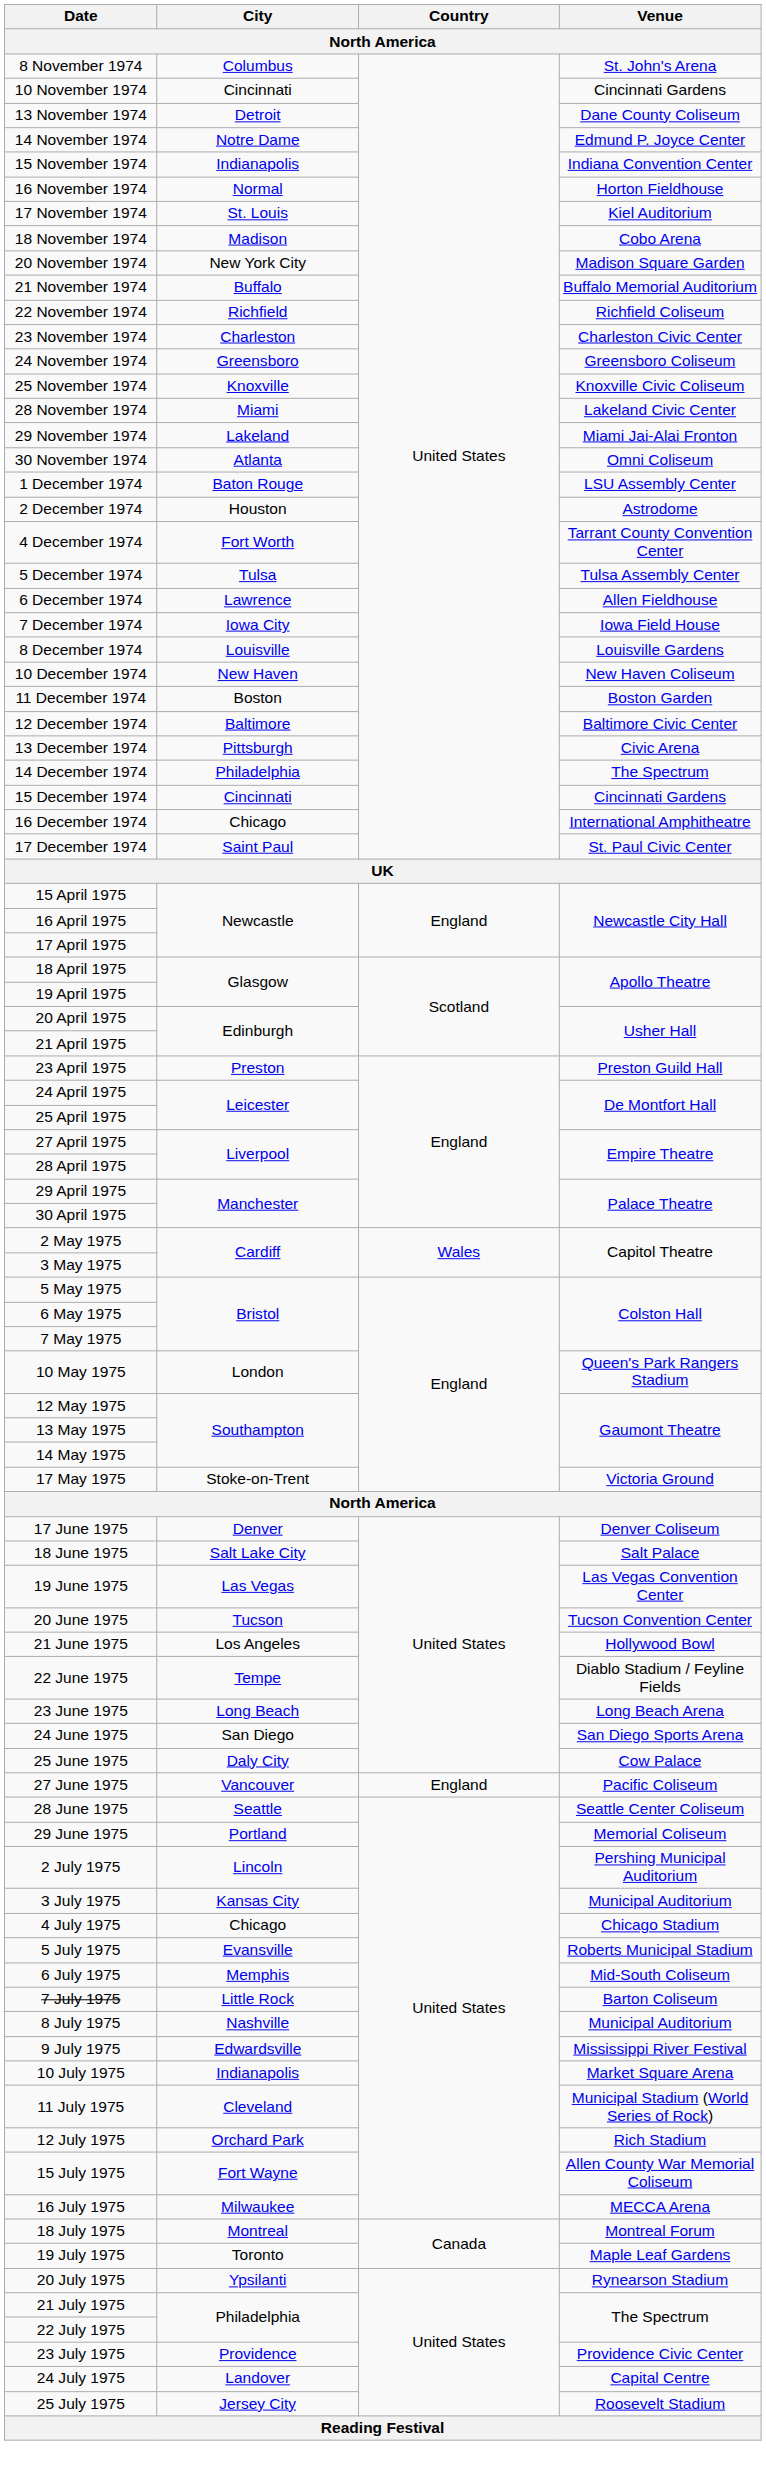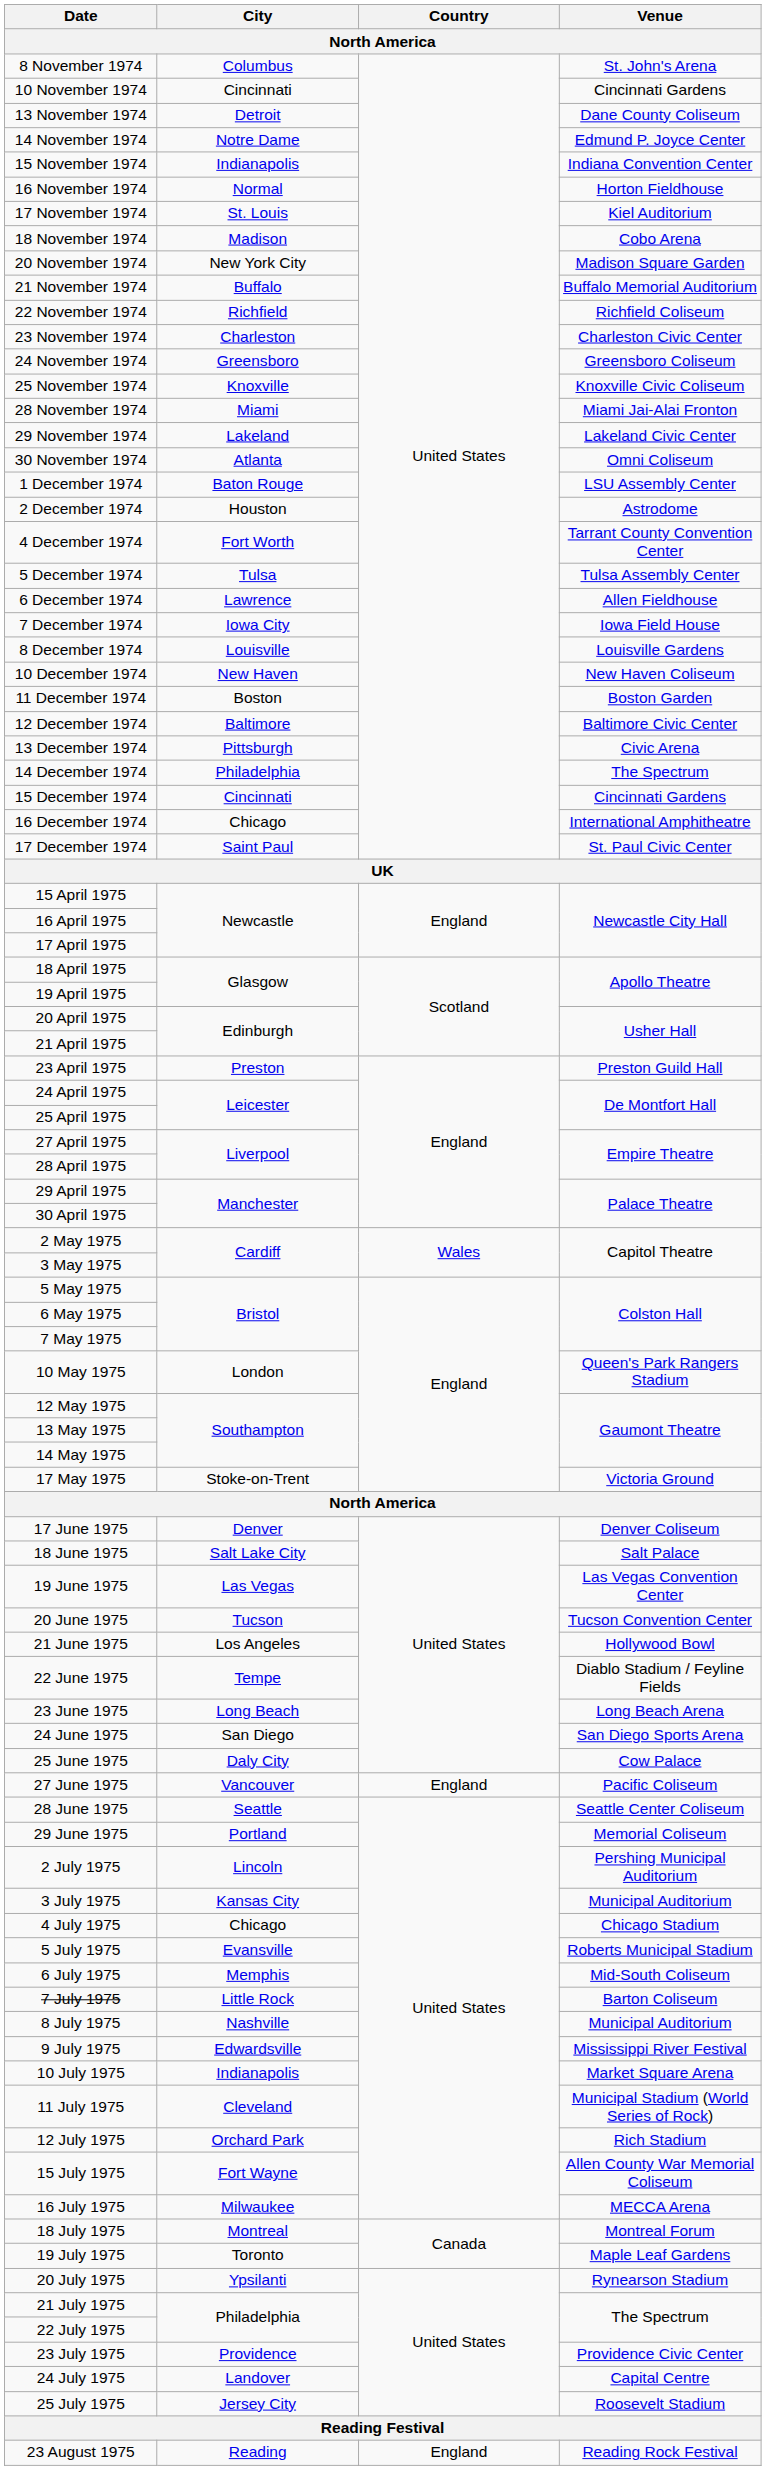(660, 410) Lakeland Civic Center -> (660, 410) Miami Jai-Alai Fronton
(660, 435) Miami Jai-Alai Fronton -> (660, 435) Lakeland Civic Center
+ row: (81, 2452)
